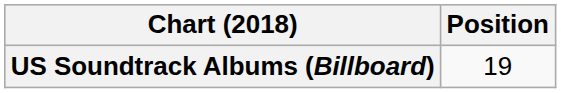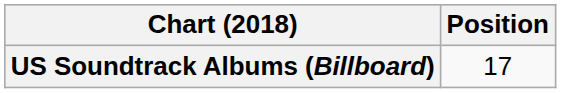(498, 66) 19 -> (498, 66) 17
